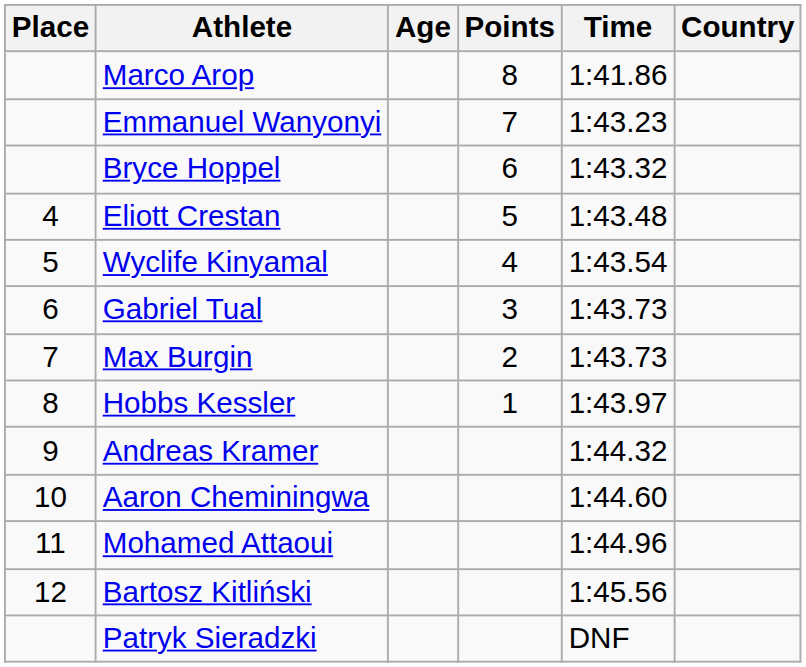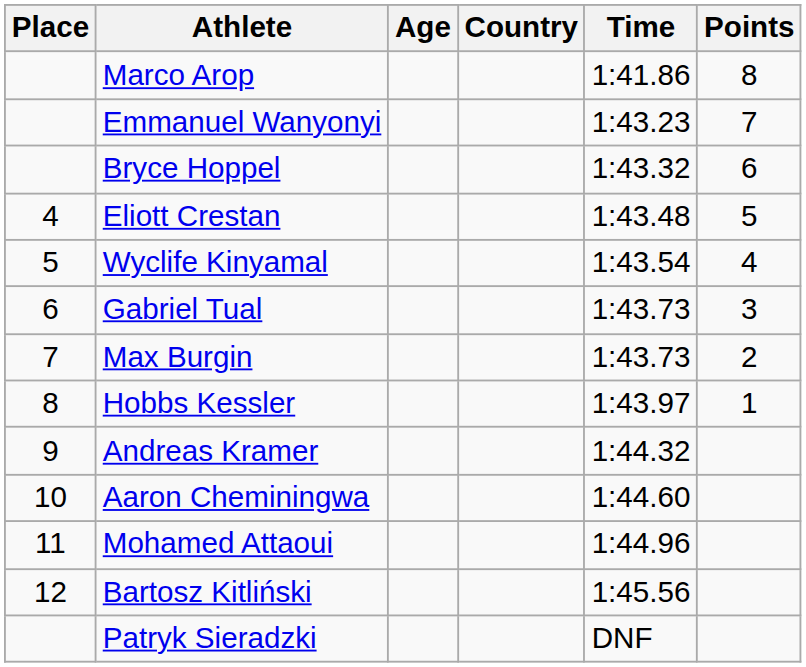columns swapped: (738, 27) <-> (510, 27)
